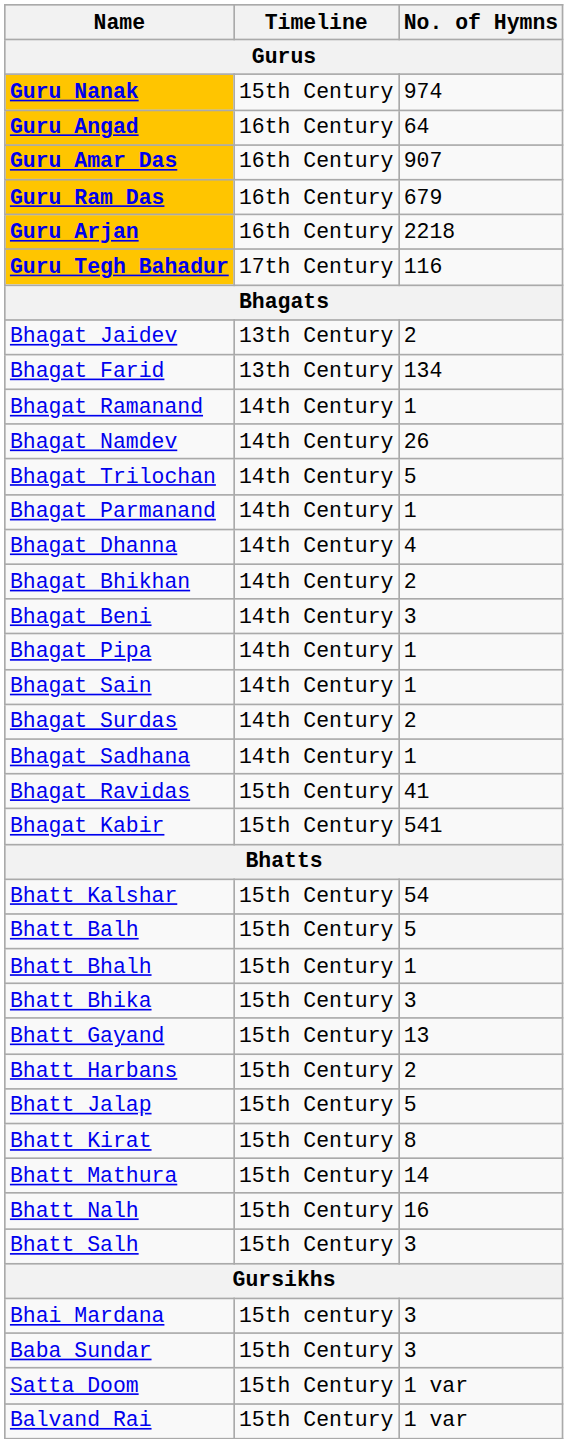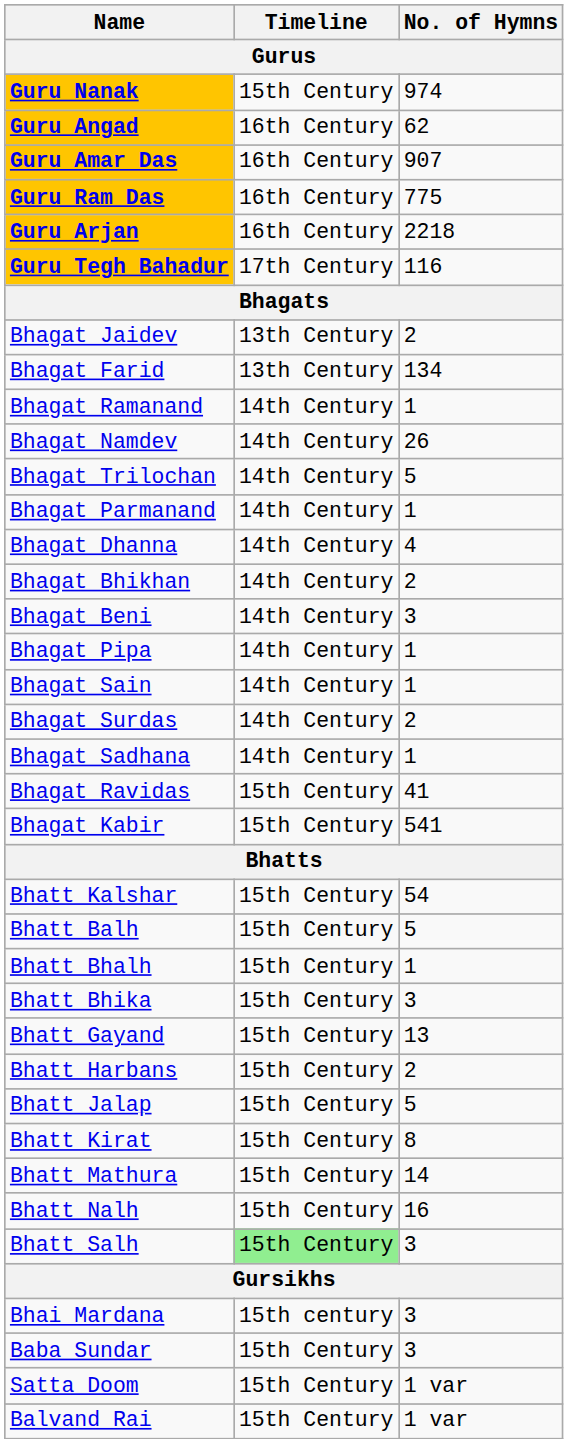(417, 127) 64 -> (417, 127) 62
(423, 197) 679 -> (423, 197) 775
(316, 1246) no background -> (316, 1246) lightgreen background
